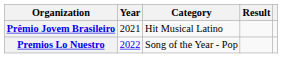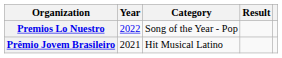rows swapped: (61, 28) <-> (61, 45)
